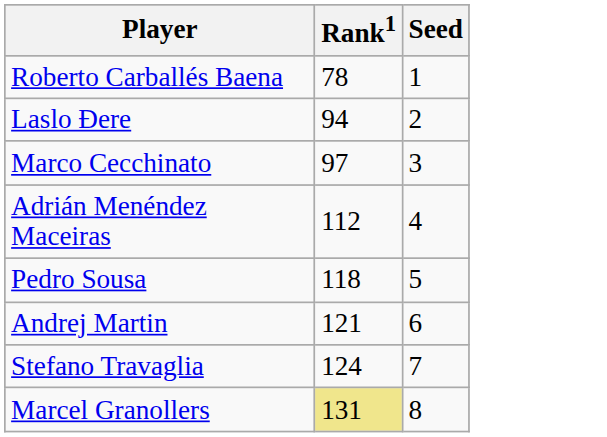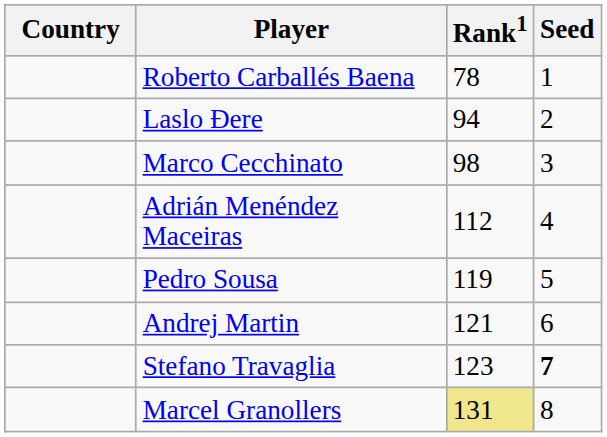+ column: (71, 29)
(335, 162) 97 -> (466, 162) 98
(341, 279) 118 -> (473, 279) 119
(342, 365) 124 -> (473, 365) 123
(415, 365) normal -> (547, 365) bold
